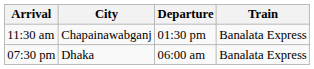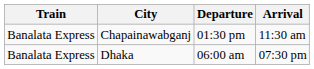columns swapped: (263, 14) <-> (31, 14)
